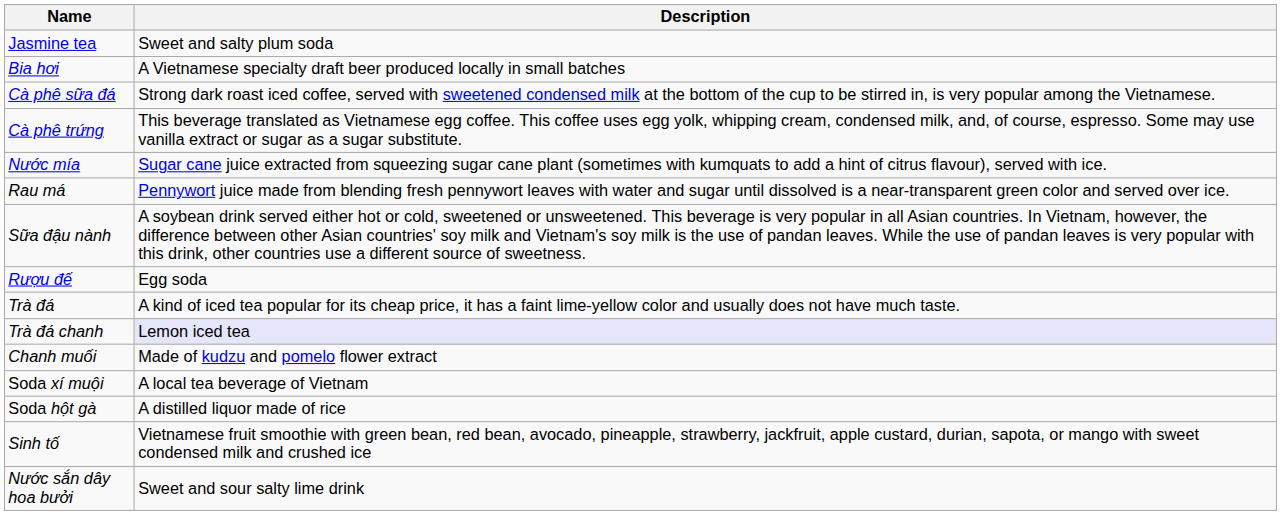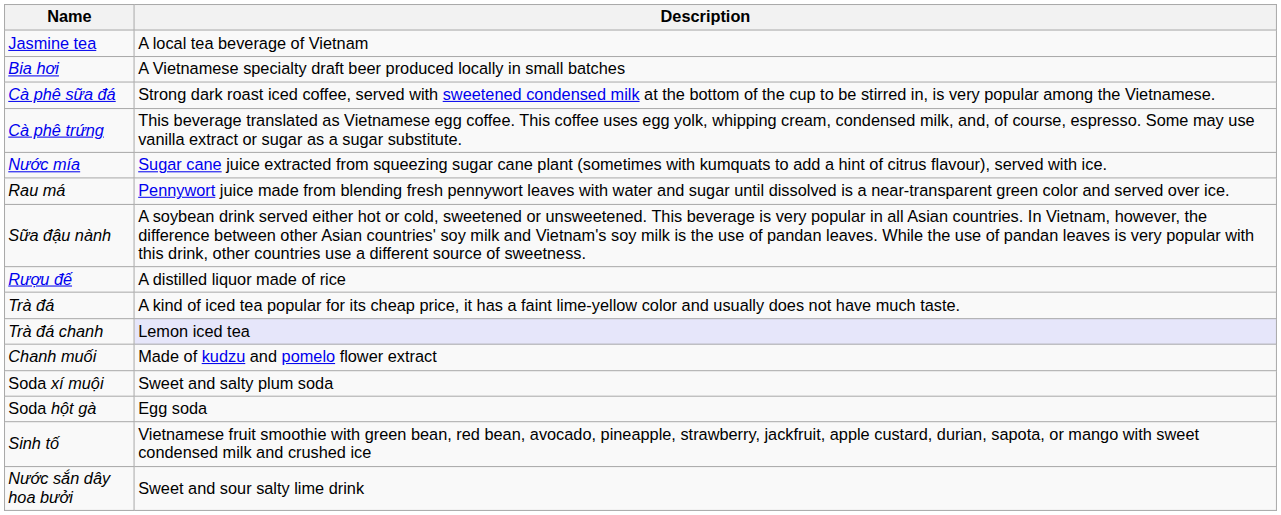(236, 43) Sweet and salty plum soda -> (253, 43) A local tea beverage of Vietnam
(173, 279) Egg soda -> (242, 279) A distilled liquor made of rice
(253, 383) A local tea beverage of Vietnam -> (236, 383) Sweet and salty plum soda
(242, 408) A distilled liquor made of rice -> (173, 408) Egg soda
